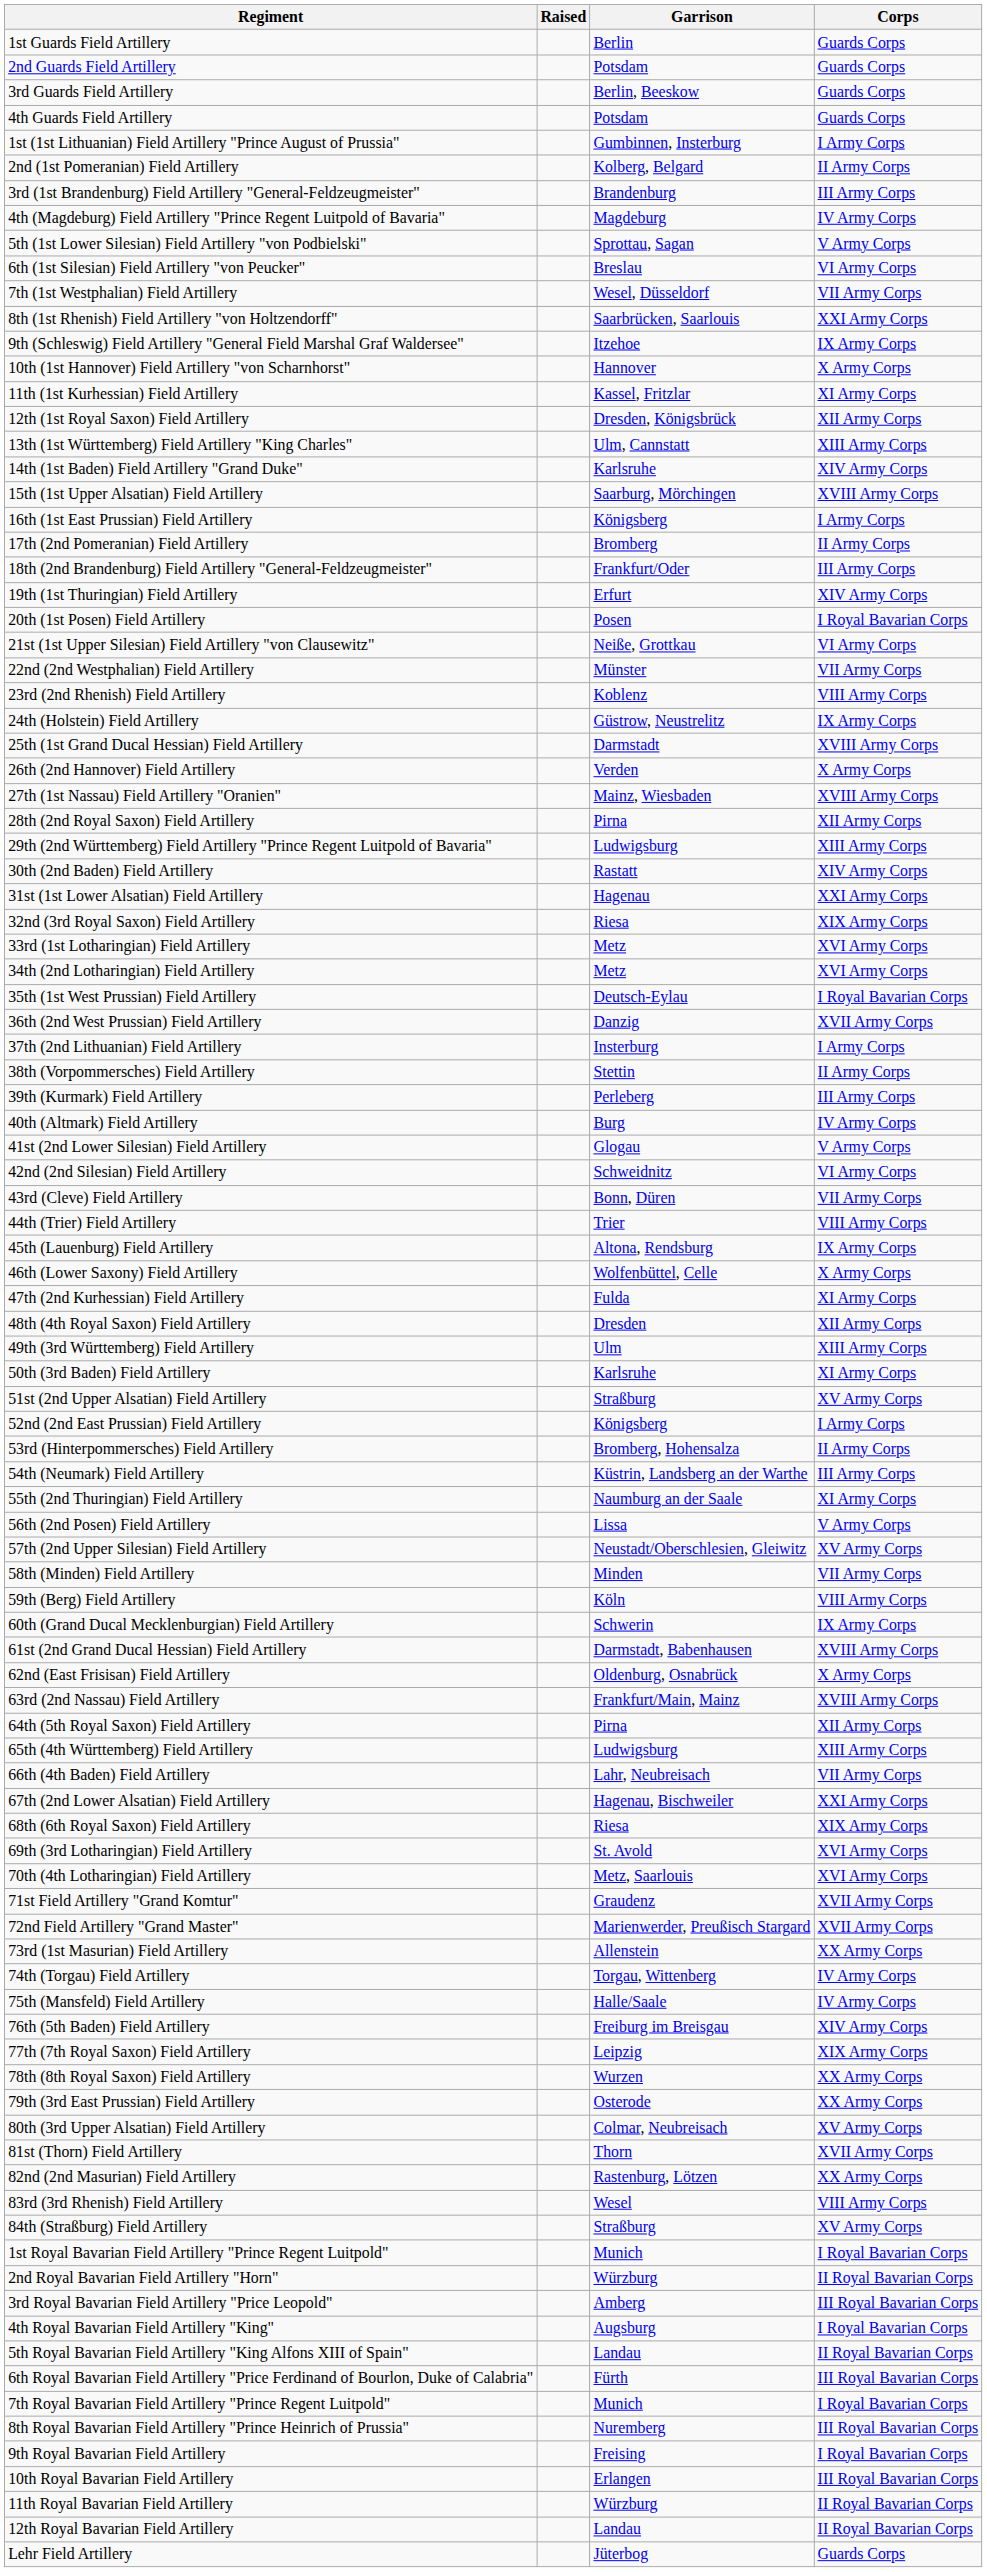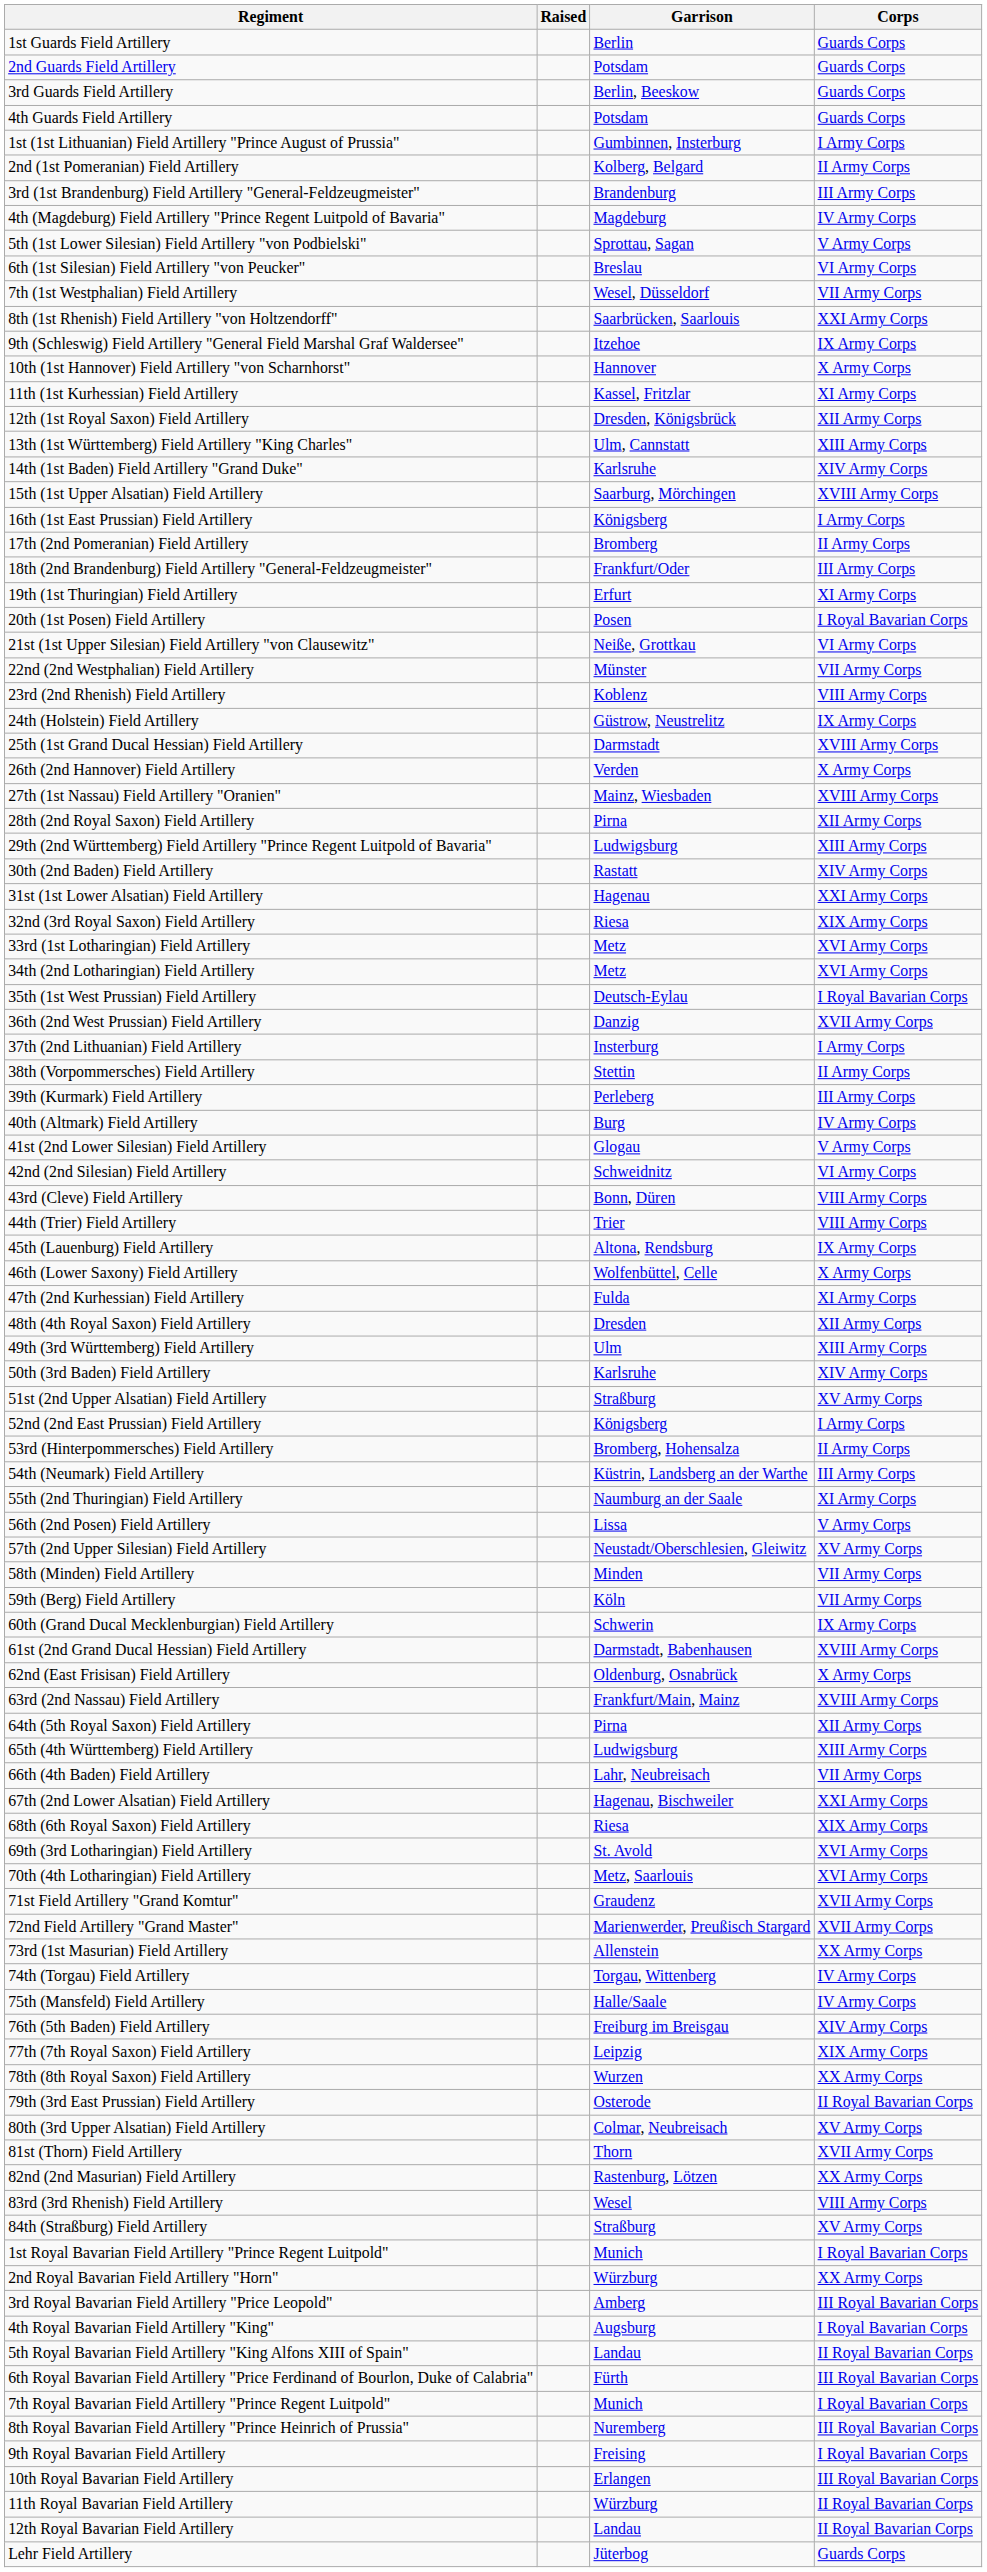(872, 594) XIV Army Corps -> (867, 594) XI Army Corps
(870, 1197) VII Army Corps -> (872, 1197) VIII Army Corps
(867, 1373) XI Army Corps -> (872, 1373) XIV Army Corps
(872, 1599) VIII Army Corps -> (870, 1599) VII Army Corps
(870, 2102) XX Army Corps -> (895, 2102) II Royal Bavarian Corps
(895, 2277) II Royal Bavarian Corps -> (870, 2277) XX Army Corps
